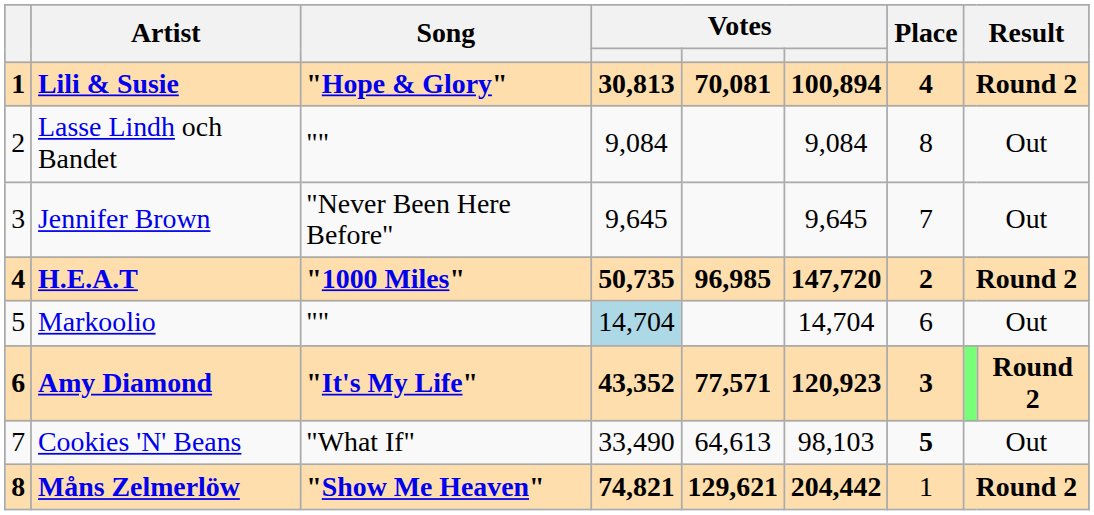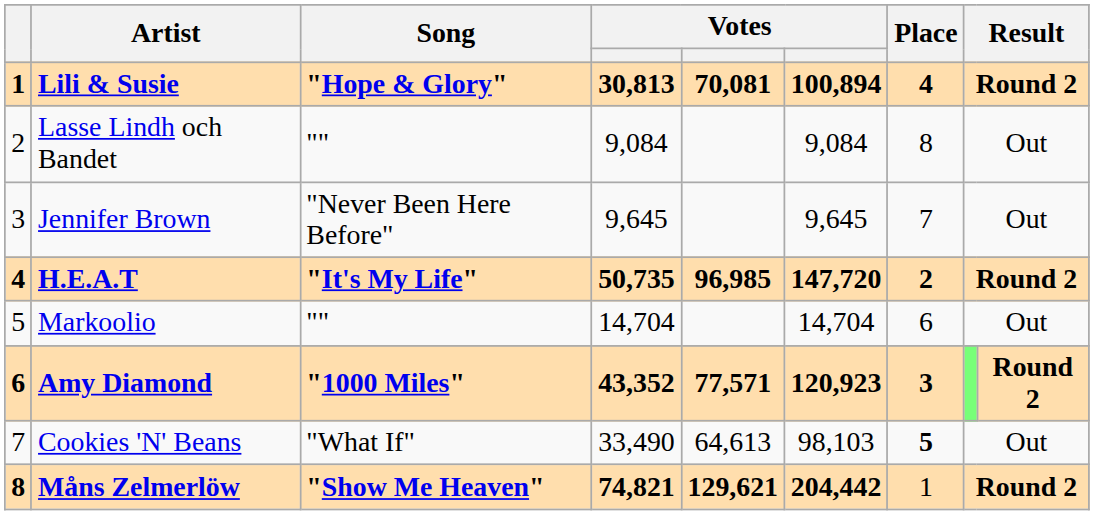(386, 278) "1000 Miles" -> (392, 278) "It's My Life"
(636, 322) lightblue background -> (636, 322) no background
(392, 382) "It's My Life" -> (386, 382) "1000 Miles"
